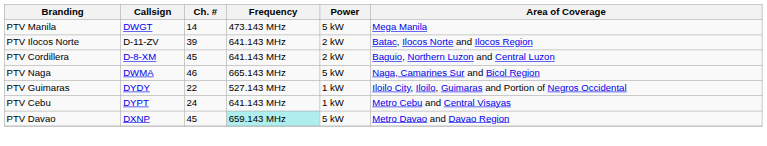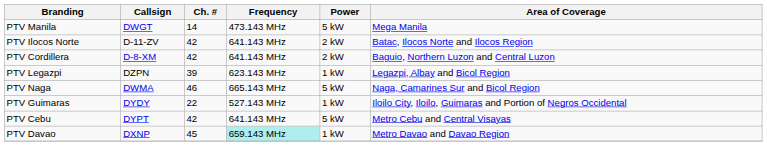(192, 42) 39 -> (192, 42) 42
(192, 57) 45 -> (192, 57) 42
+ row: (34, 73)
(192, 103) 24 -> (192, 118) 42
(333, 103) 1 kW -> (333, 118) 5 kW
(333, 118) 5 kW -> (333, 133) 1 kW
